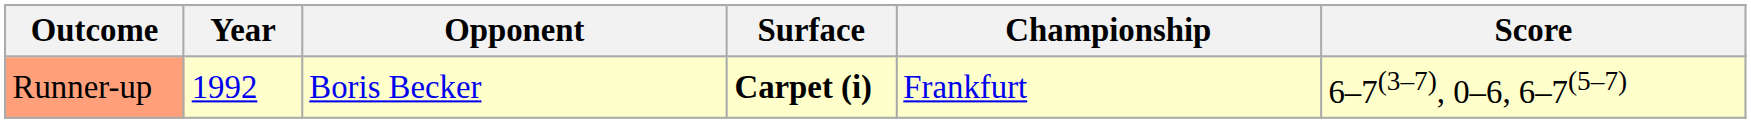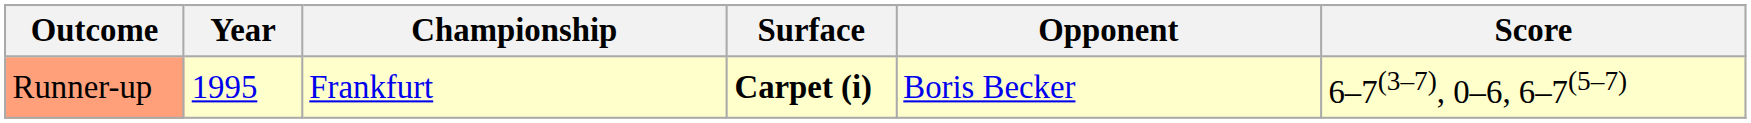columns swapped: (1108, 30) <-> (514, 30)
(225, 86) 1992 -> (225, 86) 1995
